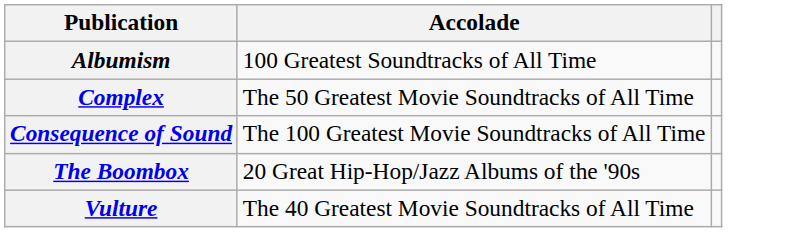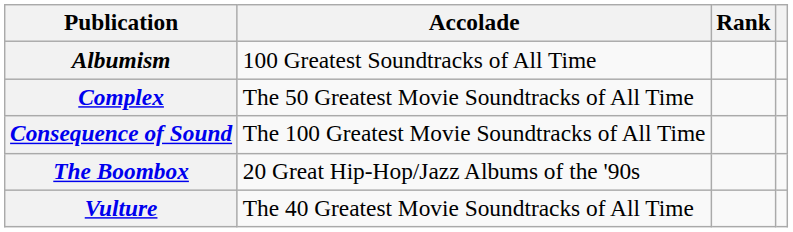+ column: (744, 23)
